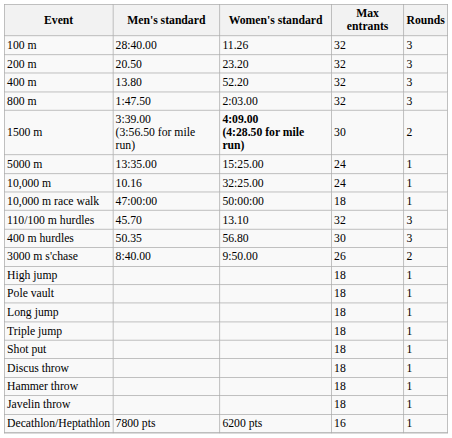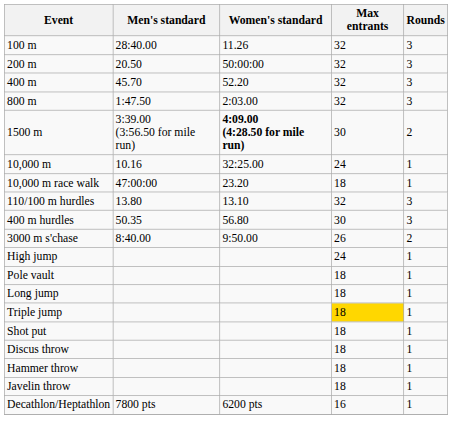(236, 63) 23.20 -> (243, 63) 50:00:00
(129, 82) 13.80 -> (129, 82) 45.70
- row: (25, 164)
(243, 201) 50:00:00 -> (236, 182) 23.20
(129, 219) 45.70 -> (129, 201) 13.80
(340, 275) 18 -> (340, 256) 24
(340, 331) no background -> (340, 312) gold background
